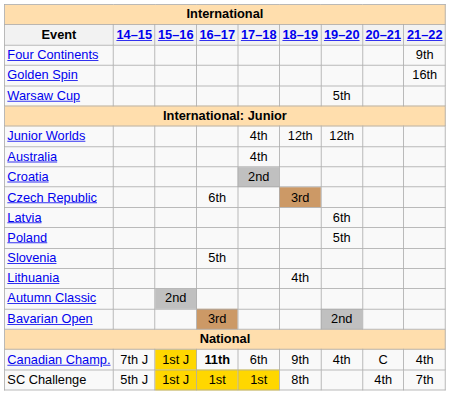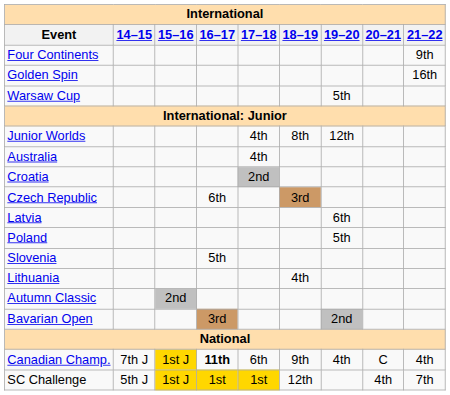(300, 136) 12th -> (300, 136) 8th
(300, 380) 8th -> (300, 380) 12th
